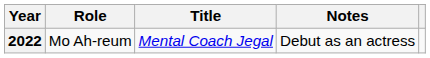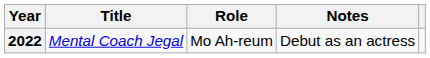columns swapped: (206, 16) <-> (90, 16)
